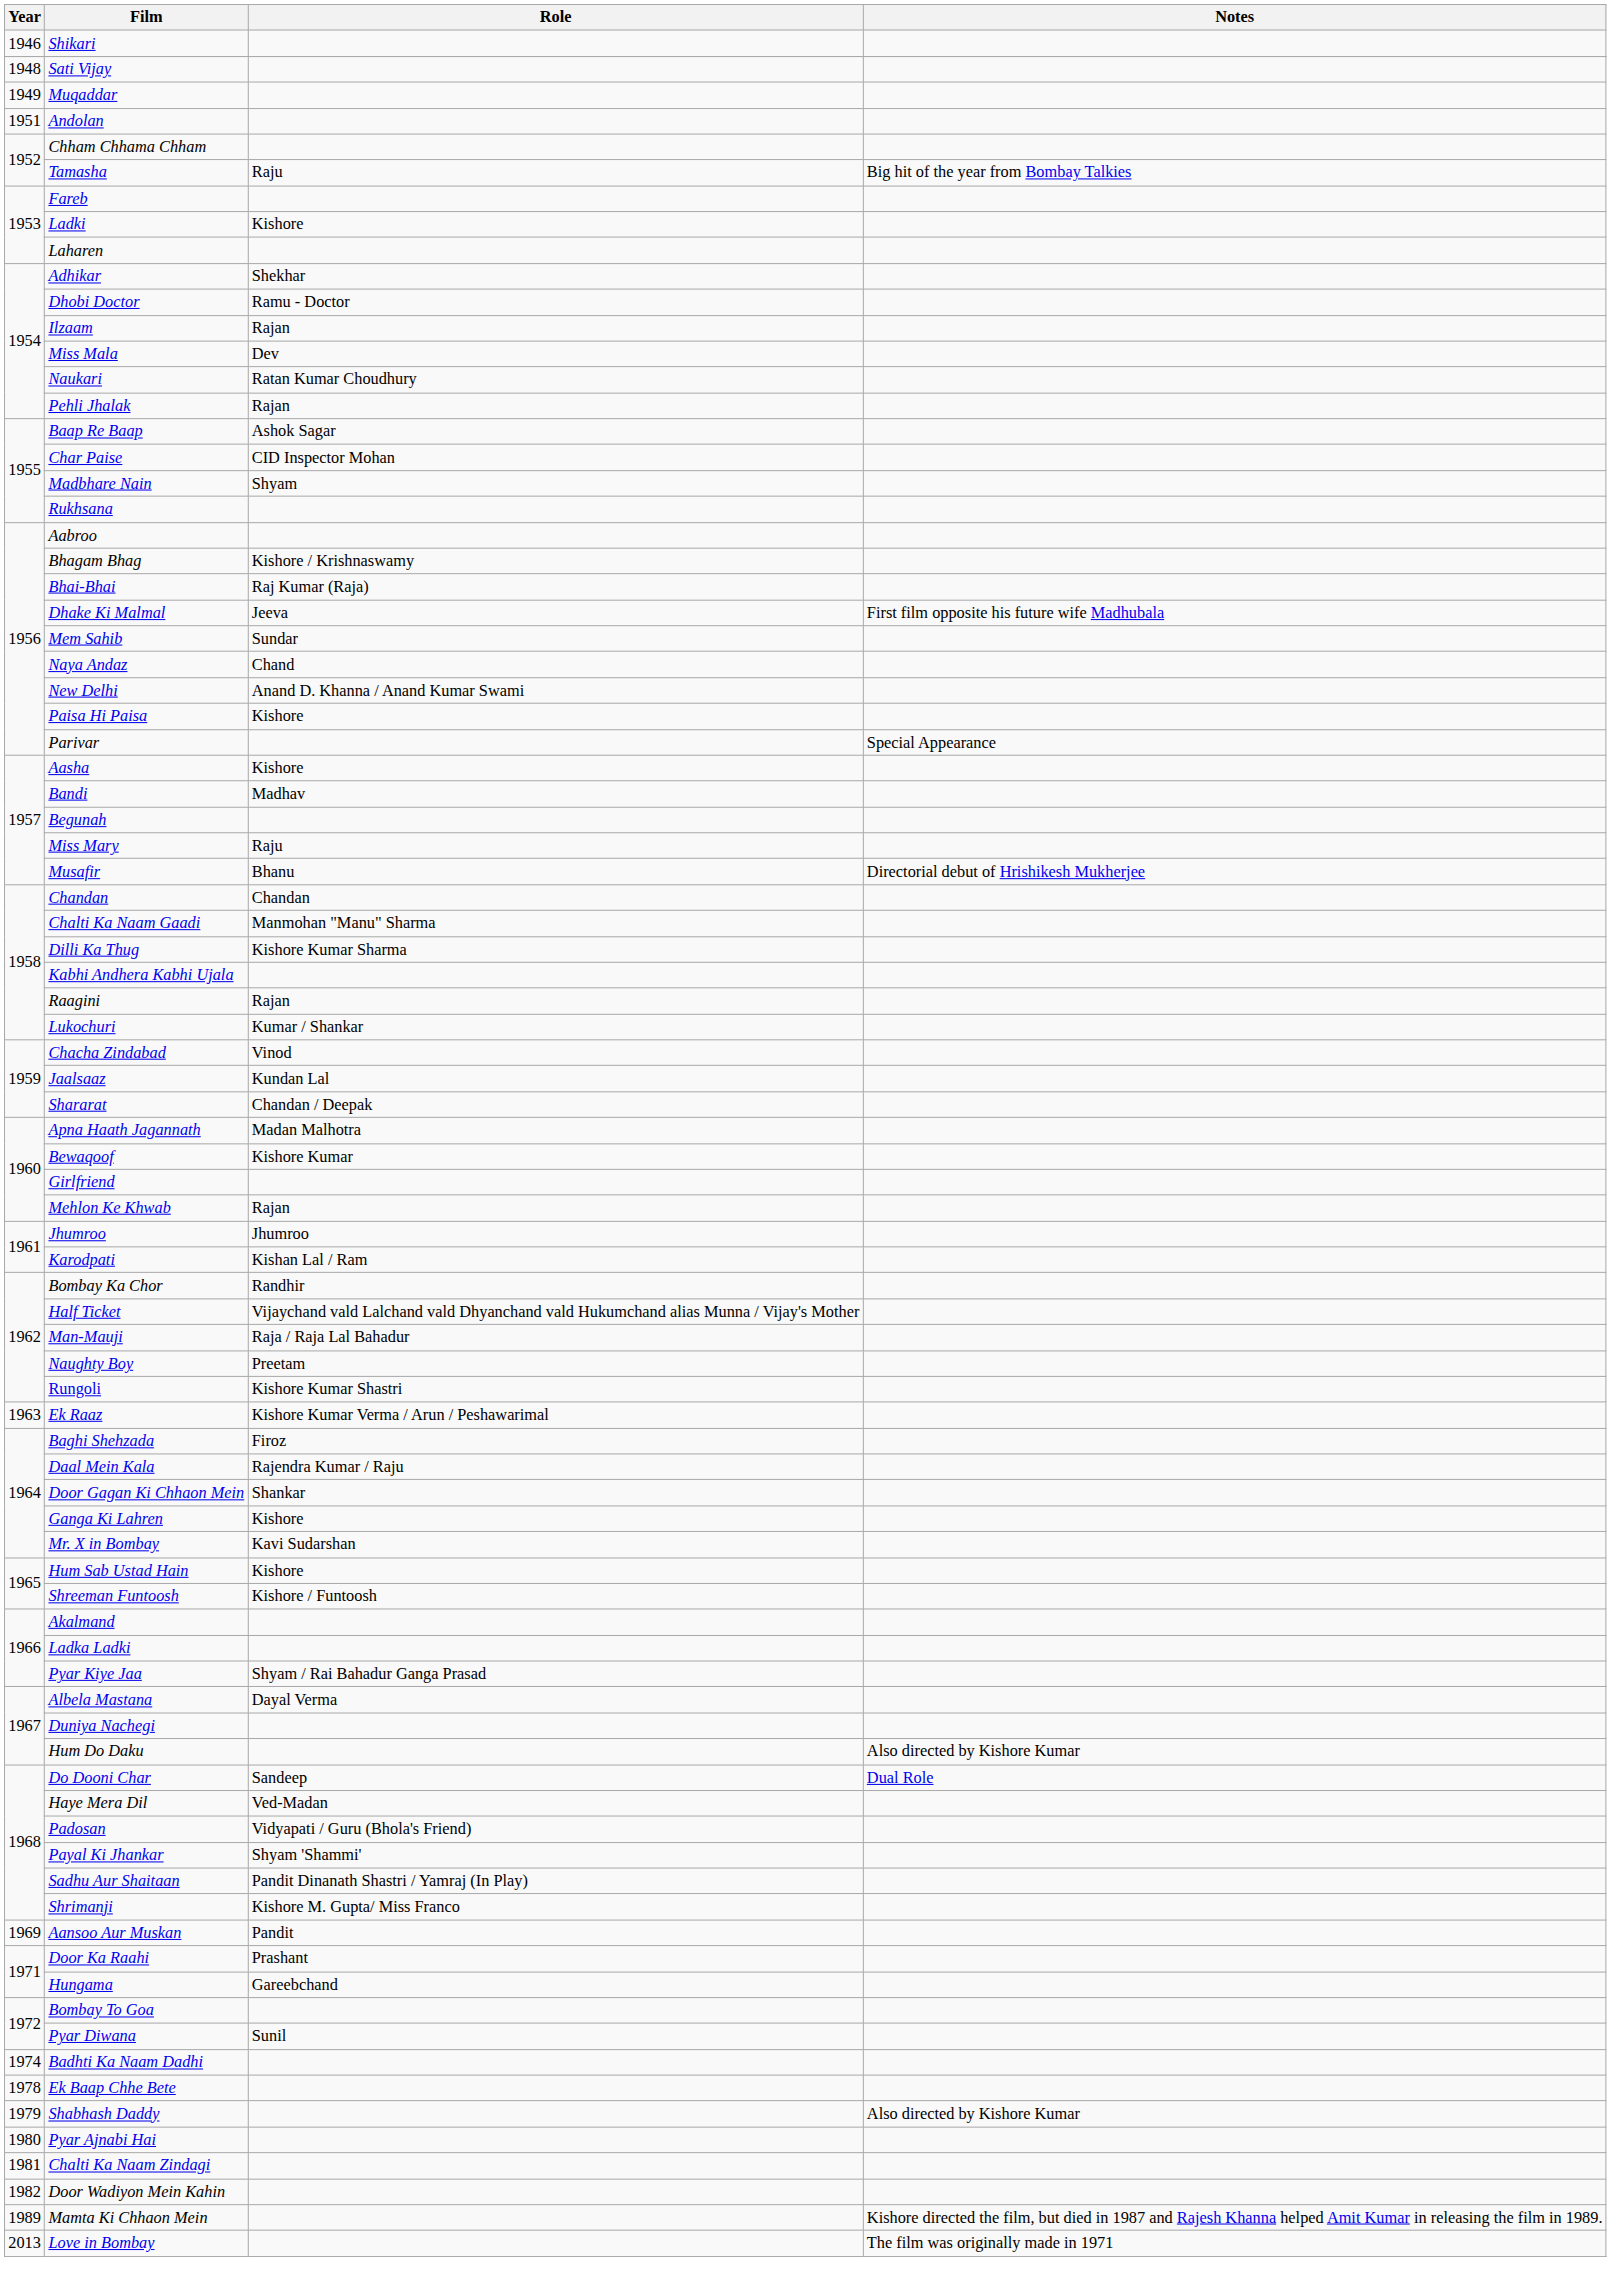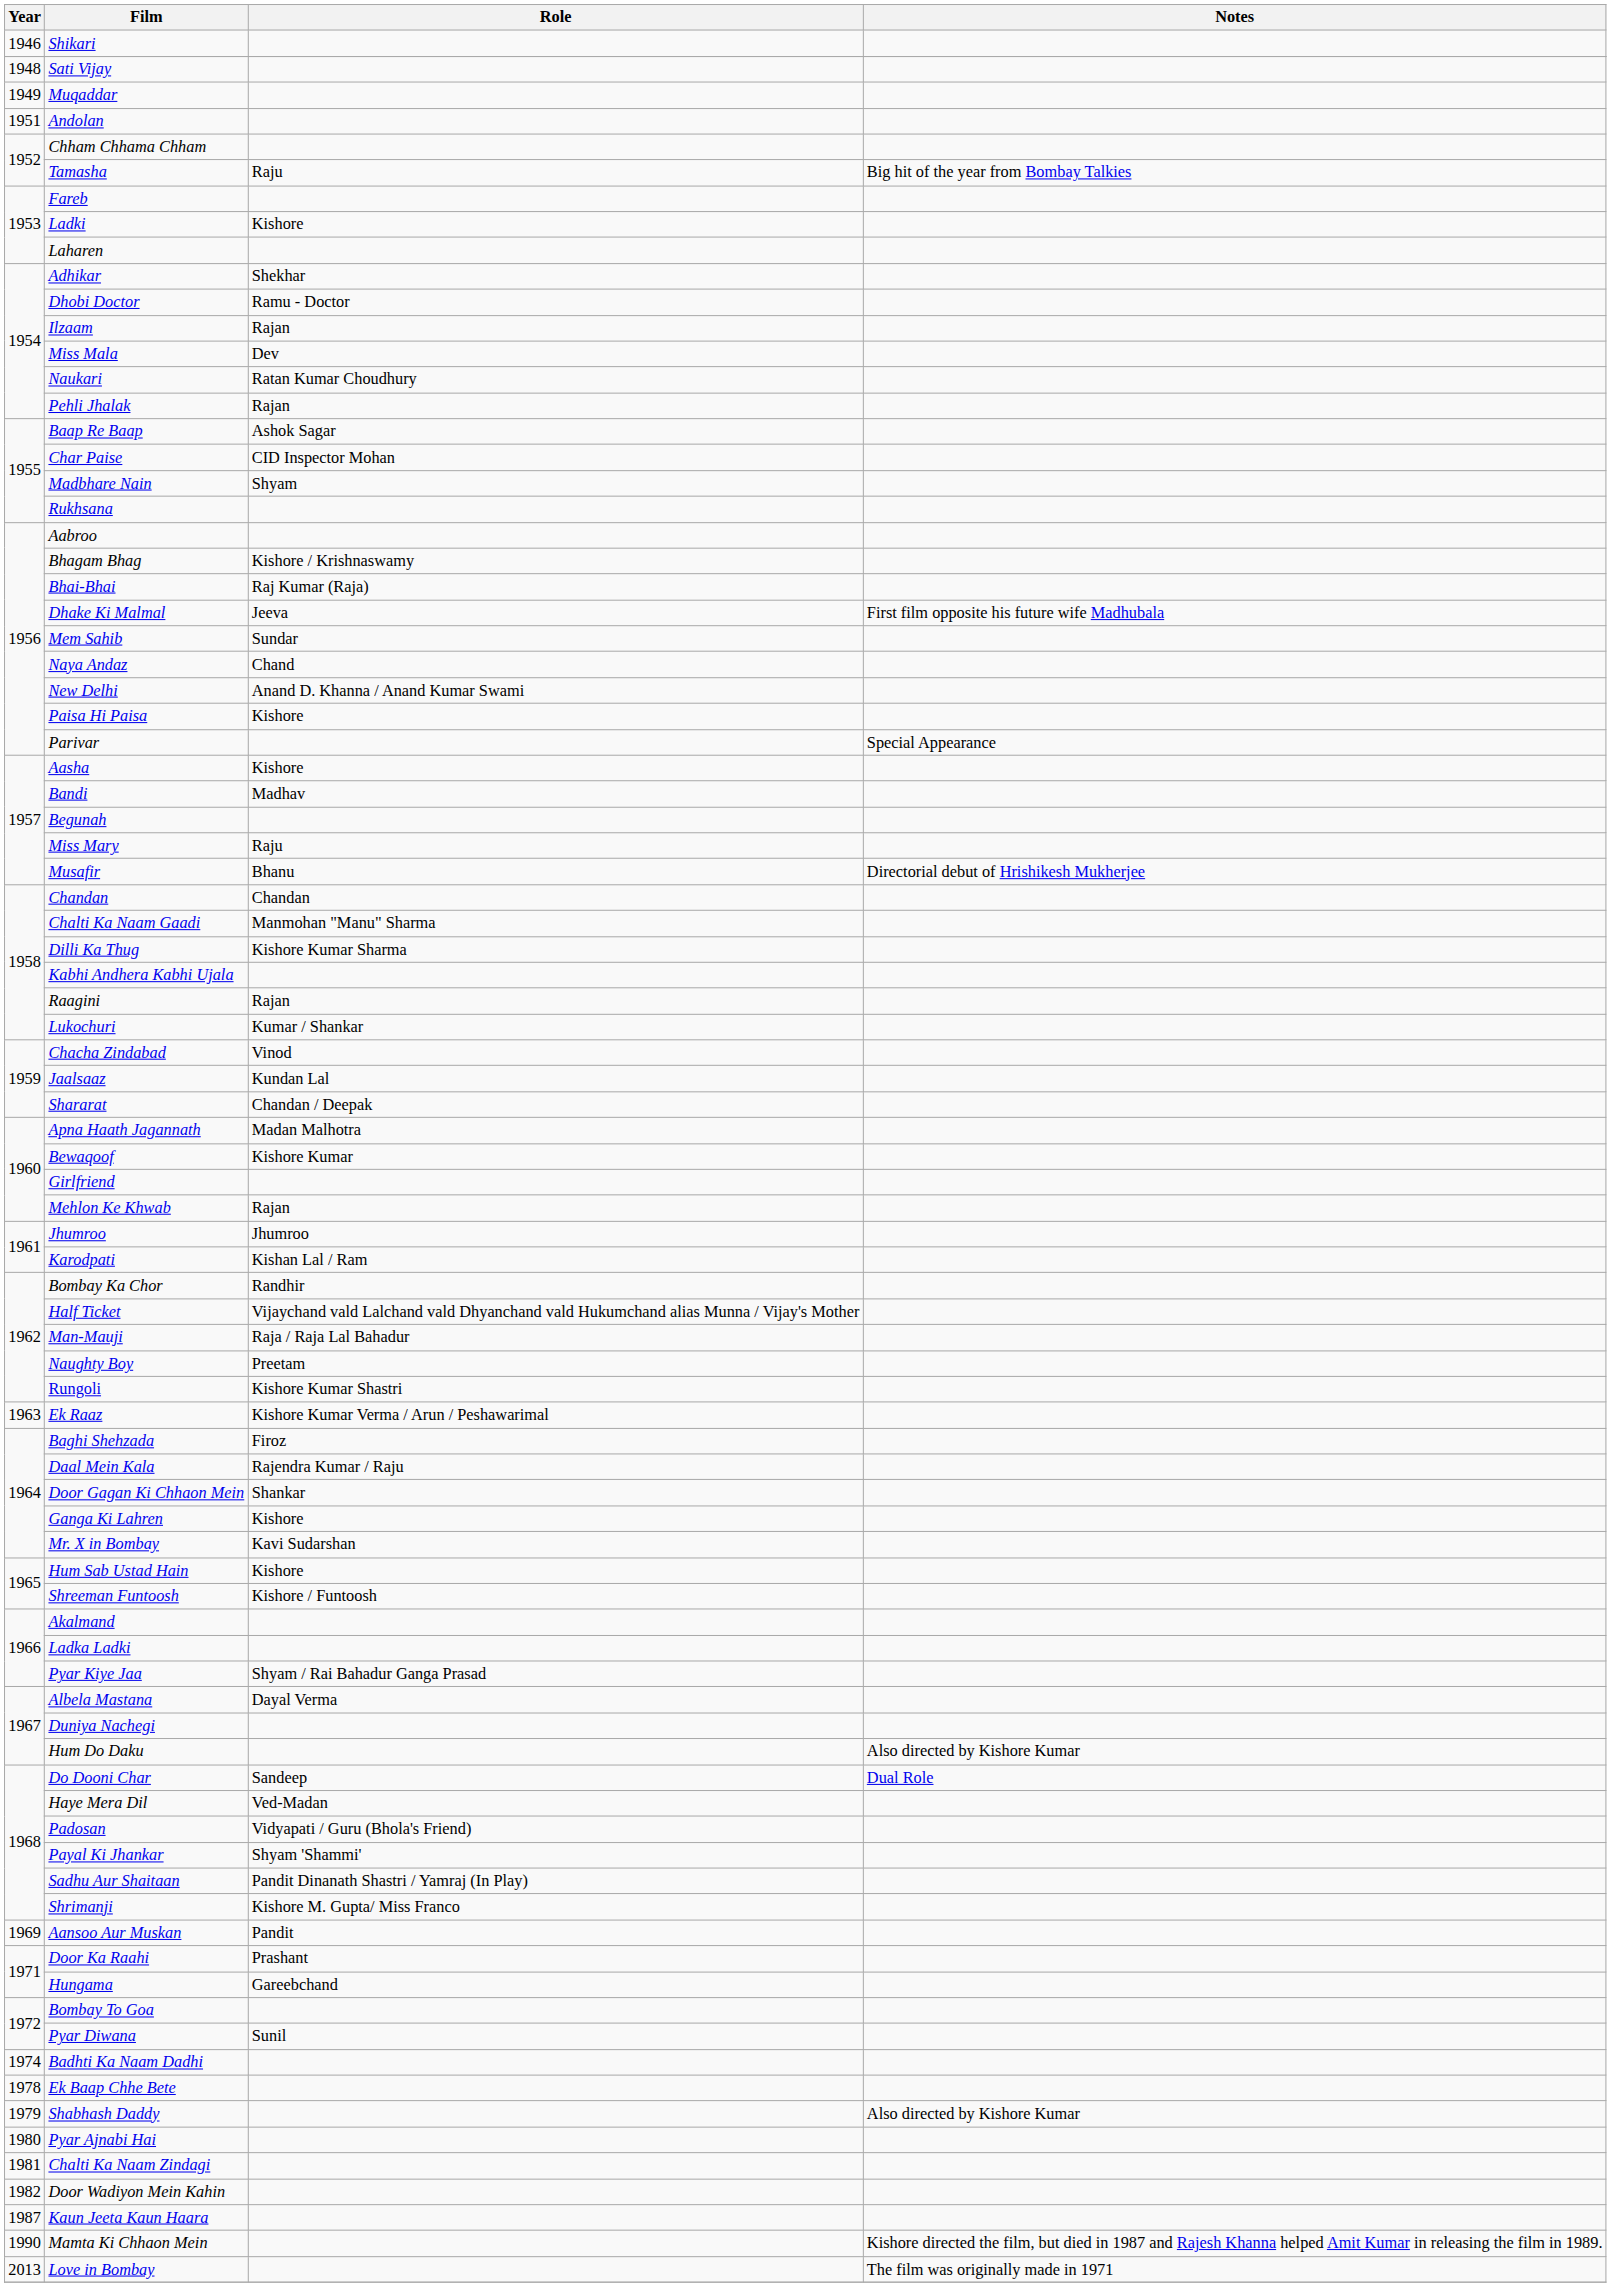+ row: (128, 2217)
(25, 2217) 1989 -> (25, 2243) 1990
